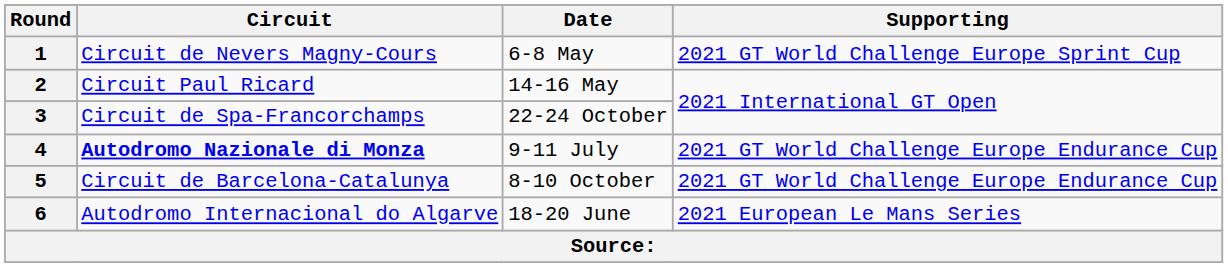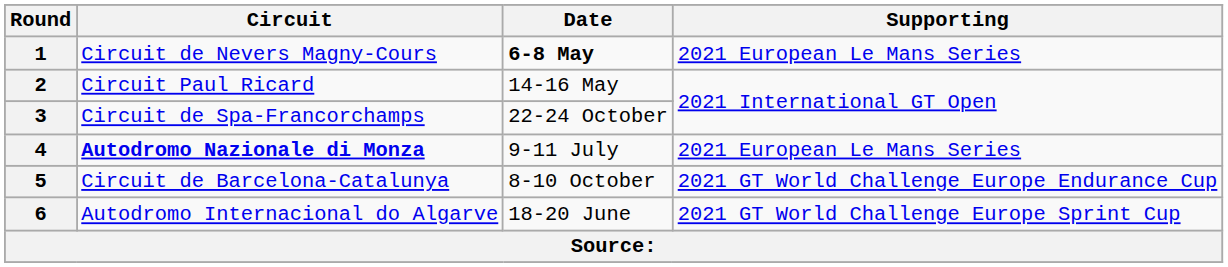(551, 53) normal -> (551, 53) bold
(929, 53) 2021 GT World Challenge Europe Sprint Cup -> (849, 53) 2021 European Le Mans Series
(948, 150) 2021 GT World Challenge Europe Endurance Cup -> (849, 150) 2021 European Le Mans Series
(849, 214) 2021 European Le Mans Series -> (929, 214) 2021 GT World Challenge Europe Sprint Cup
